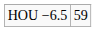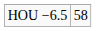(81, 15) 59 -> (81, 15) 58
